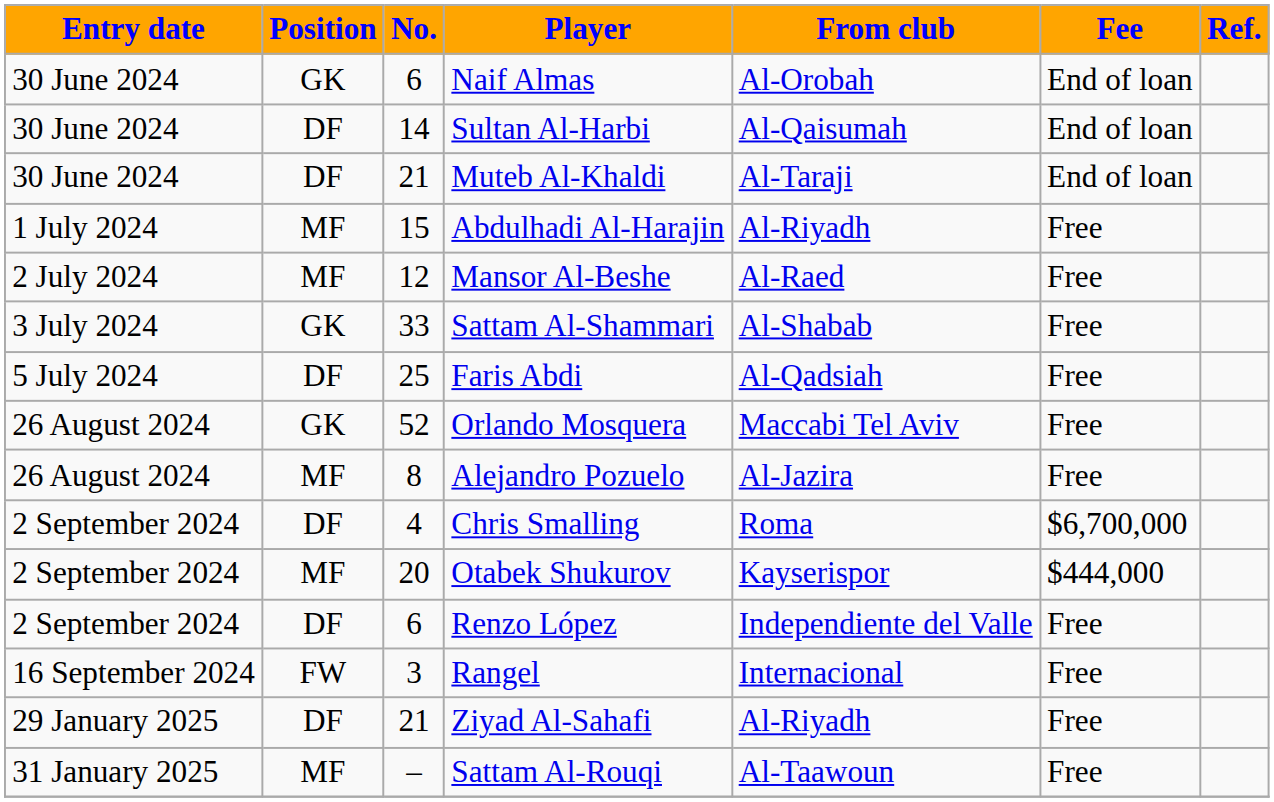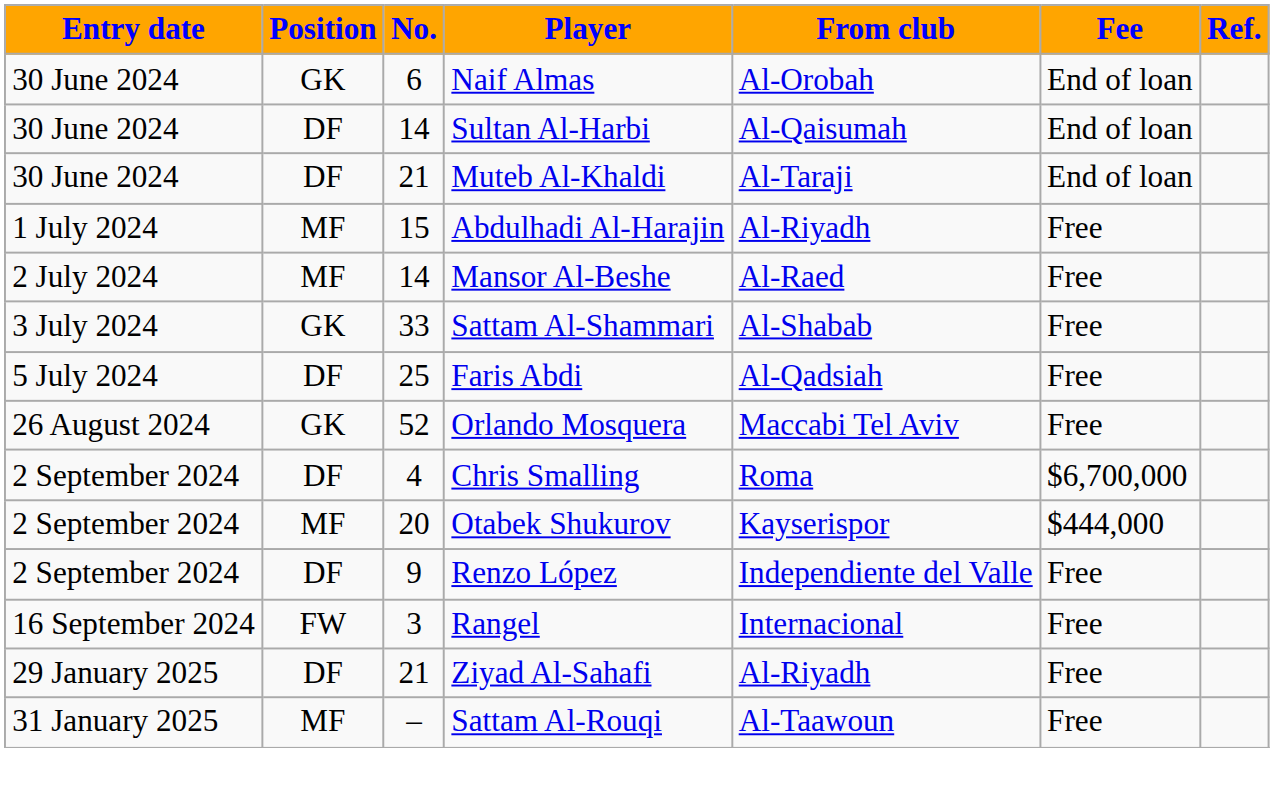(414, 276) 12 -> (414, 276) 14
- row: (568, 474)
(414, 623) 6 -> (414, 573) 9
